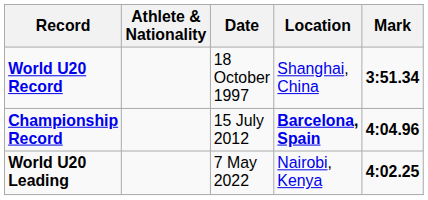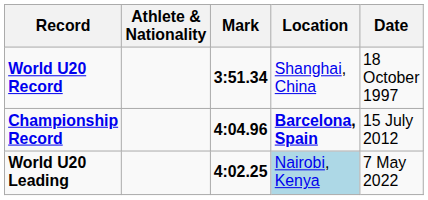columns swapped: (393, 25) <-> (242, 25)
(305, 172) no background -> (302, 172) lightblue background
